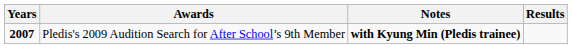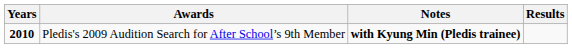(22, 33) 2007 -> (22, 33) 2010
